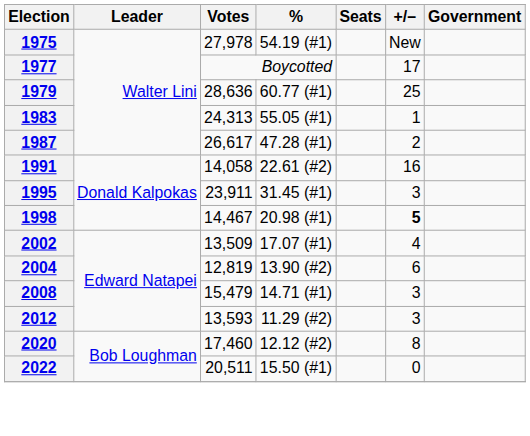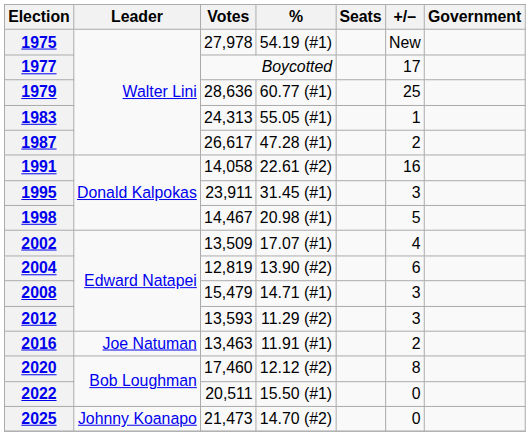(416, 218) bold -> (416, 218) normal
+ row: (39, 343)
+ row: (39, 419)
